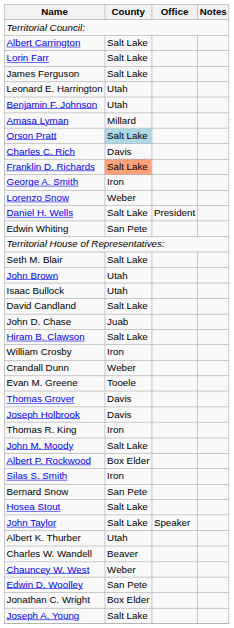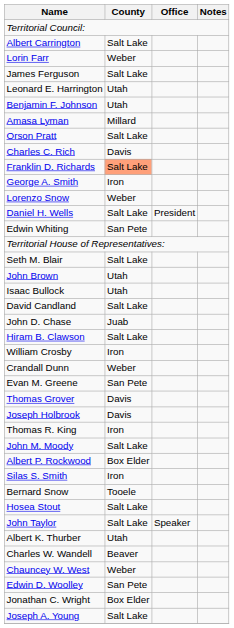(127, 58) Salt Lake -> (121, 58) Weber
(127, 136) lightblue background -> (127, 136) no background
(121, 383) Tooele -> (127, 383) San Pete
(127, 492) San Pete -> (121, 492) Tooele
